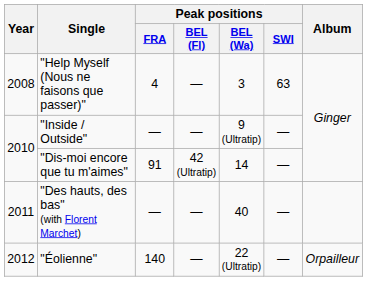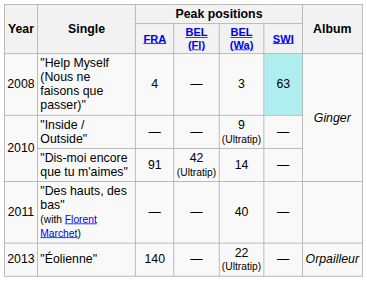(283, 84) no background -> (283, 84) paleturquoise background
(21, 259) 2012 -> (21, 259) 2013
